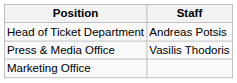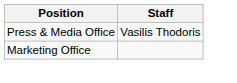- row: (76, 31)
